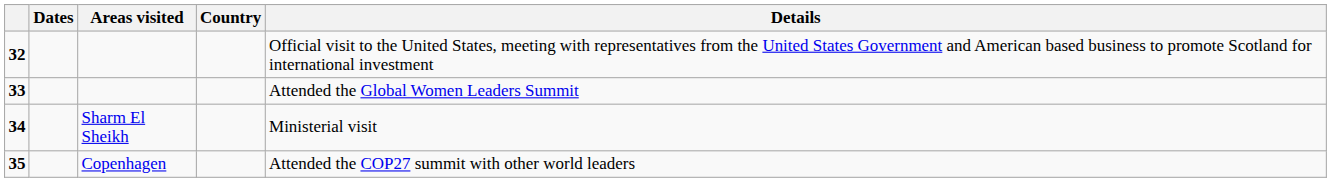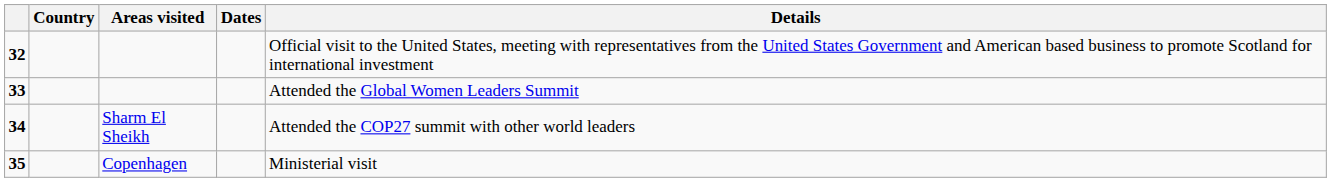columns swapped: (231, 17) <-> (53, 17)
(323, 127) Ministerial visit -> (452, 127) Attended the COP27 summit with other world leaders
(452, 163) Attended the COP27 summit with other world leaders -> (323, 163) Ministerial visit
